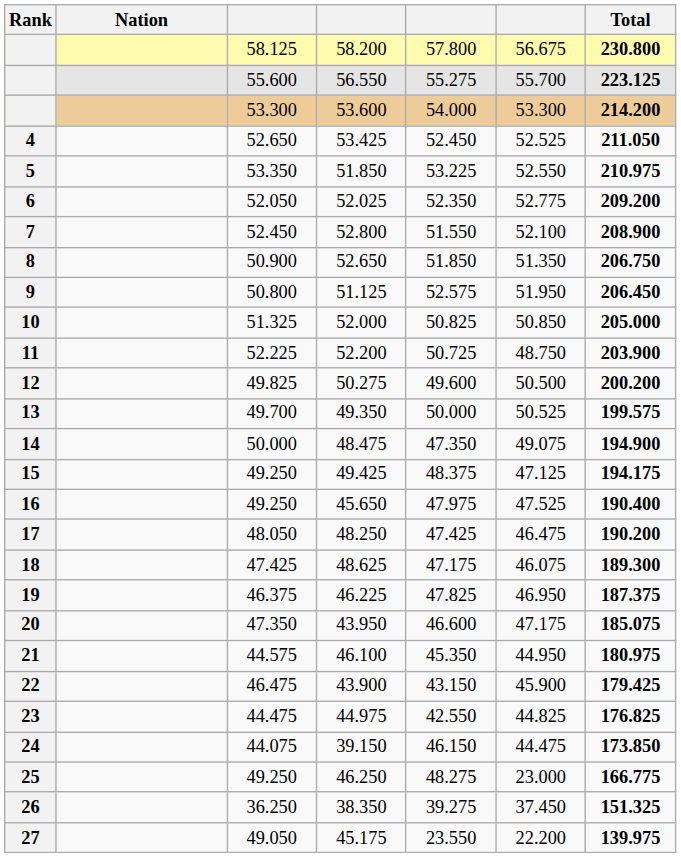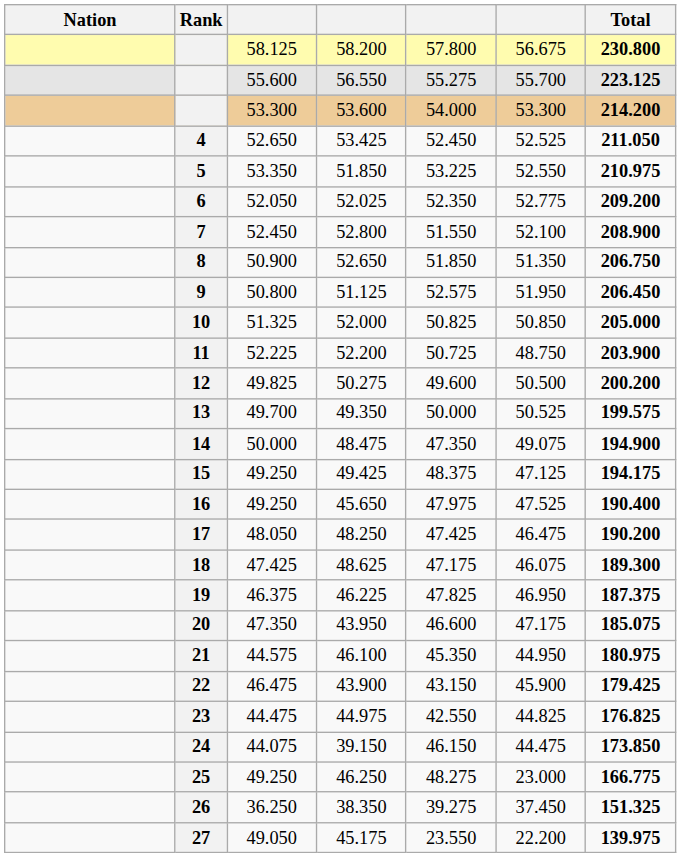columns swapped: (30, 19) <-> (142, 19)
